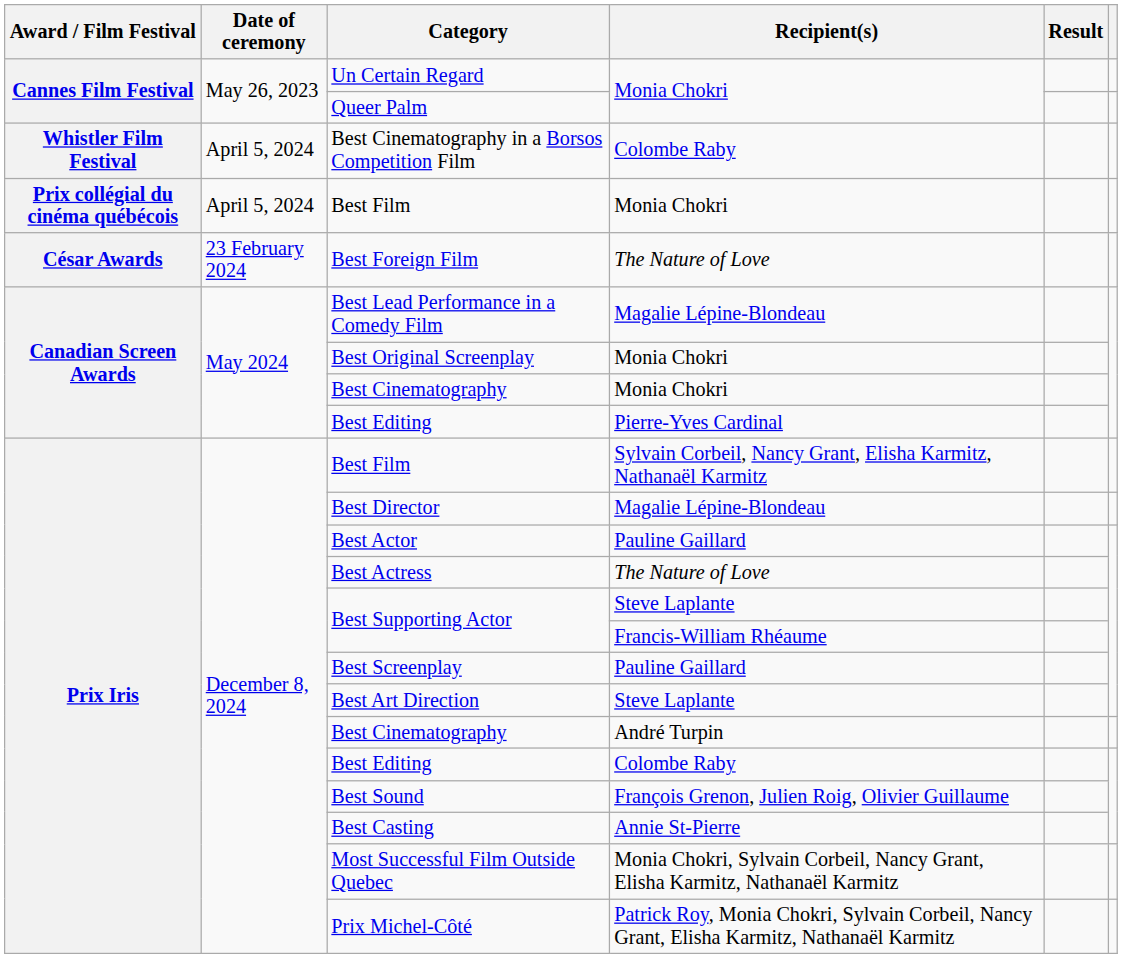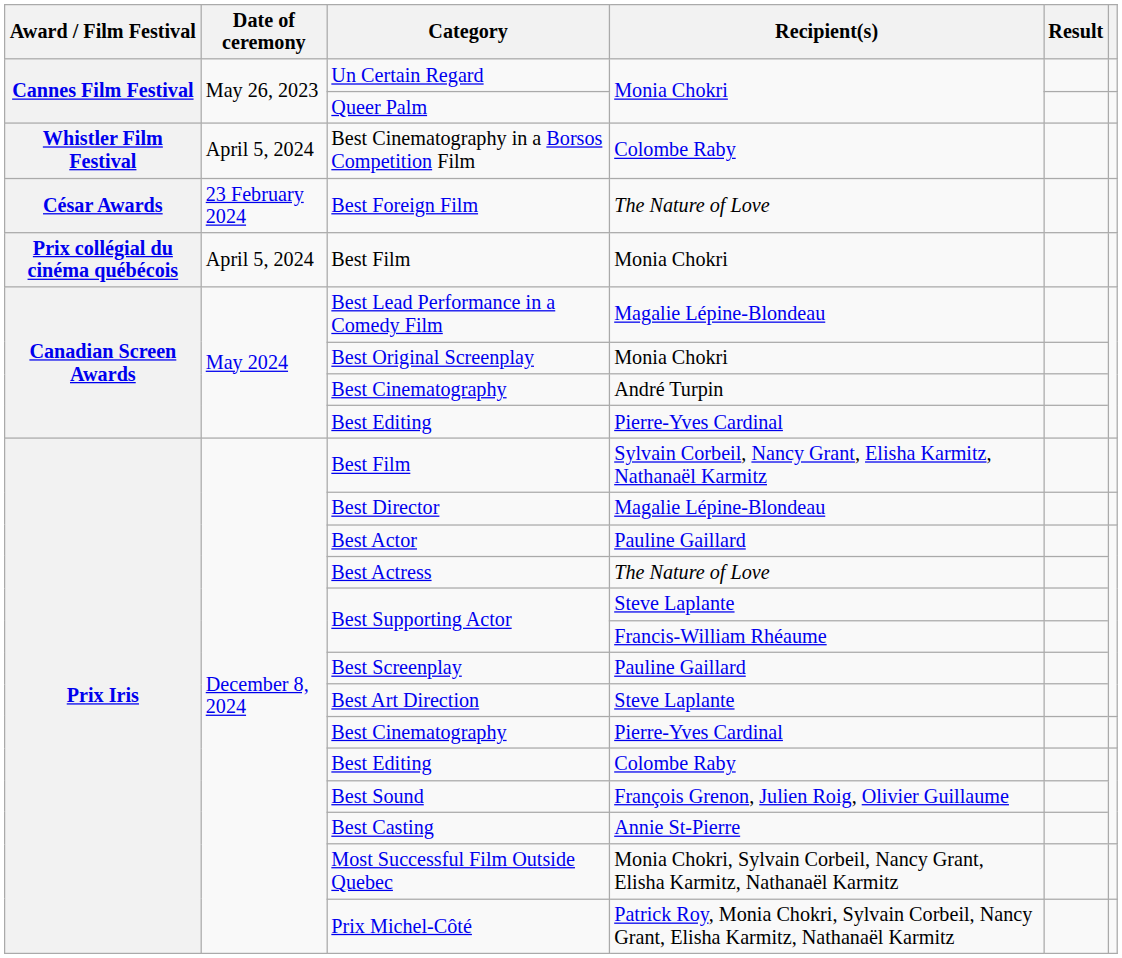rows swapped: (103, 205) <-> (103, 259)
(671, 389) Monia Chokri -> (669, 389) André Turpin
(669, 732) André Turpin -> (699, 732) Pierre-Yves Cardinal
